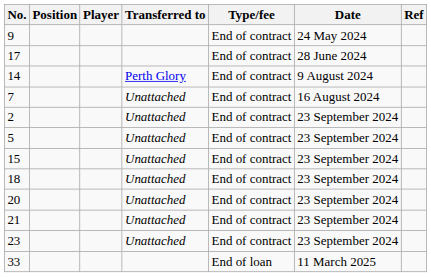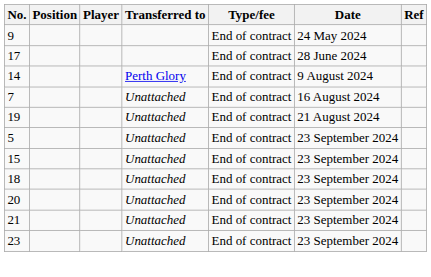+ row: (14, 117)
- row: (11, 117)
- row: (14, 261)
